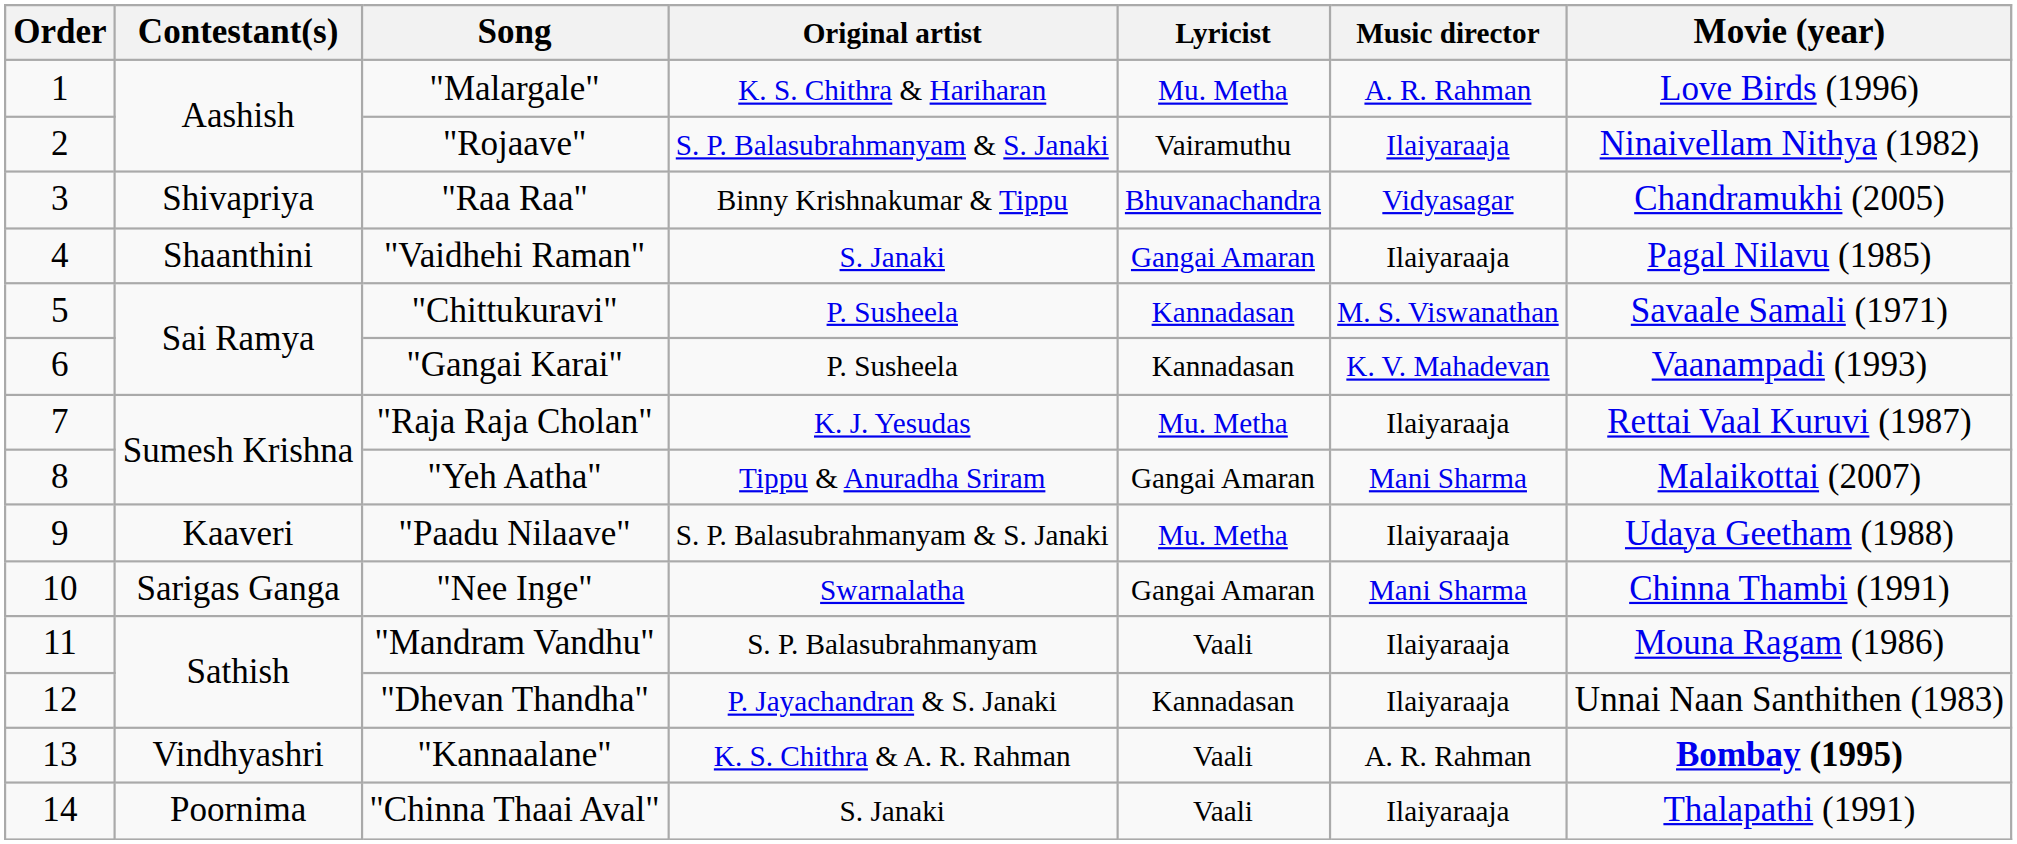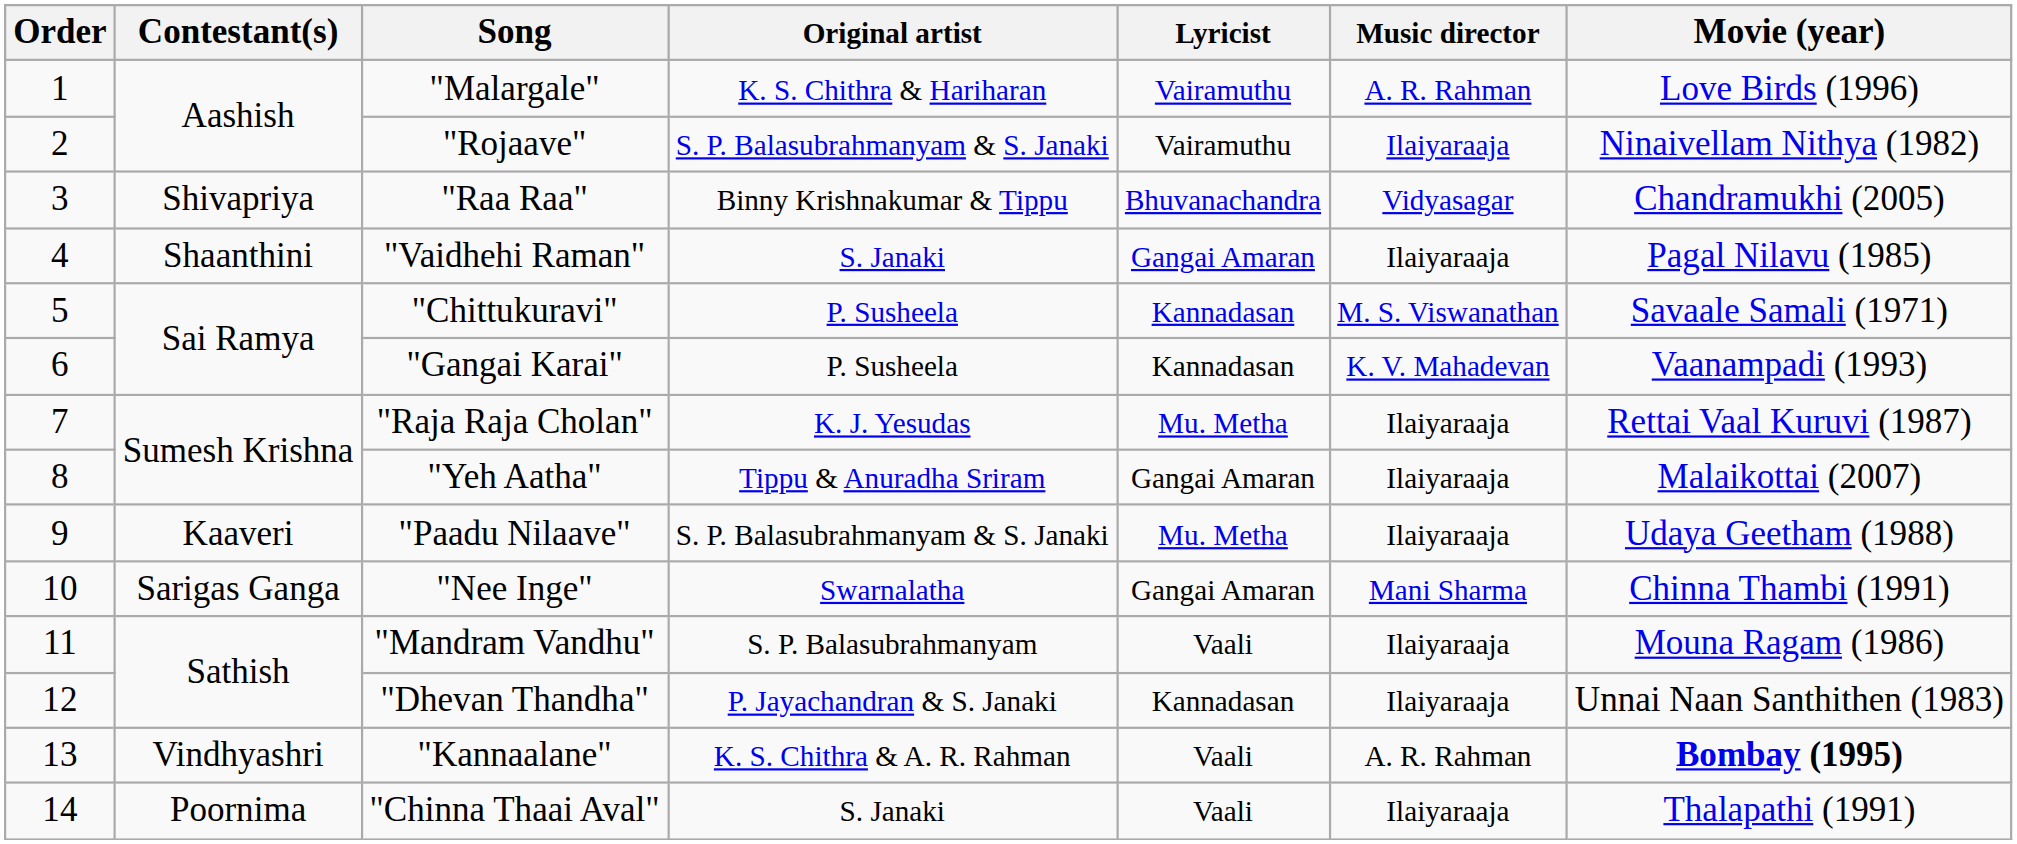(1223, 90) Mu. Metha -> (1223, 90) Vairamuthu
(1448, 479) Mani Sharma -> (1448, 479) Ilaiyaraaja
